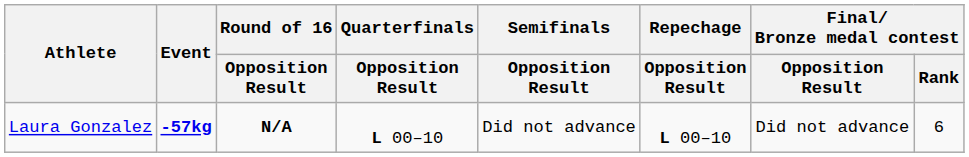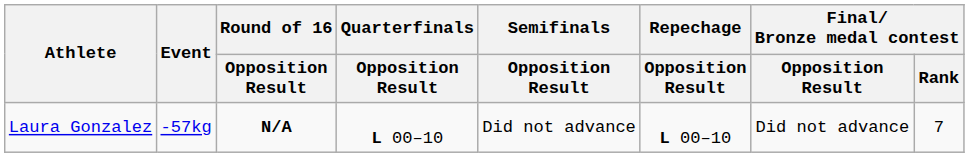(186, 127) bold -> (186, 127) normal
(939, 127) 6 -> (939, 127) 7
